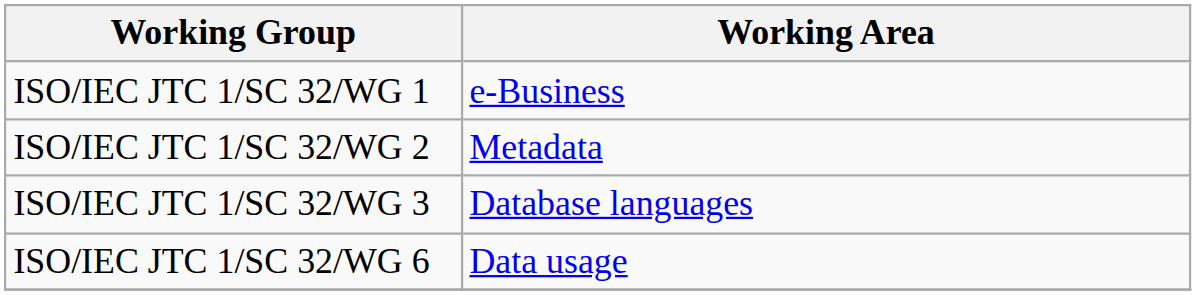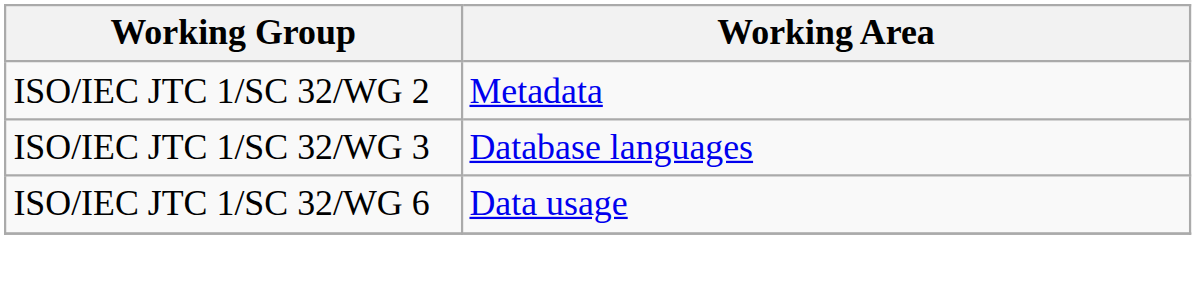- row: (221, 89)
